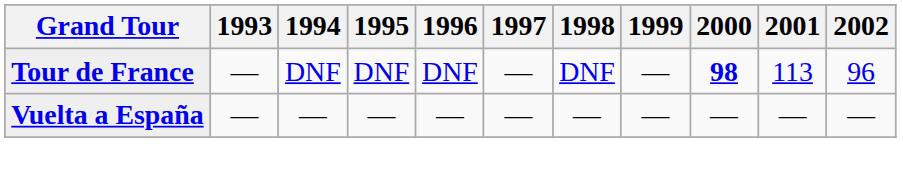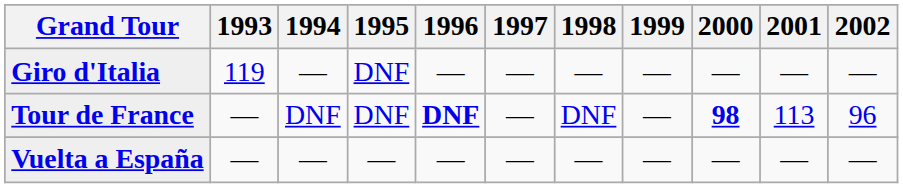+ row: (86, 70)
(450, 70) normal -> (451, 114) bold
